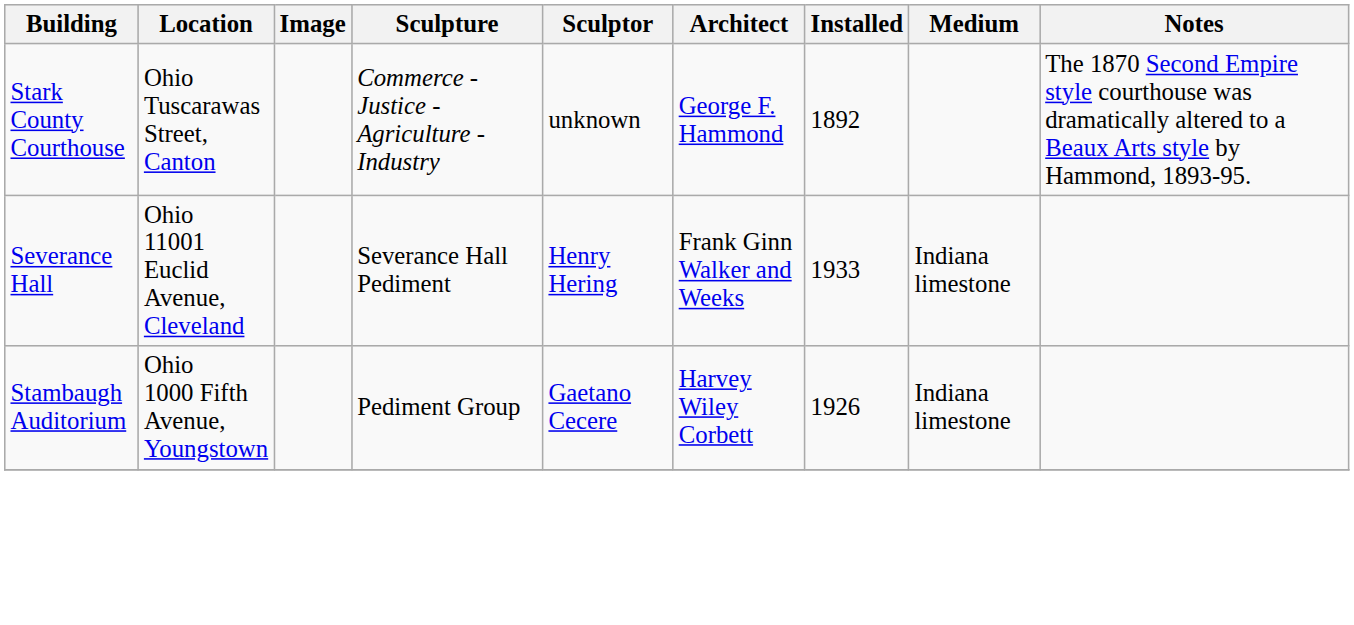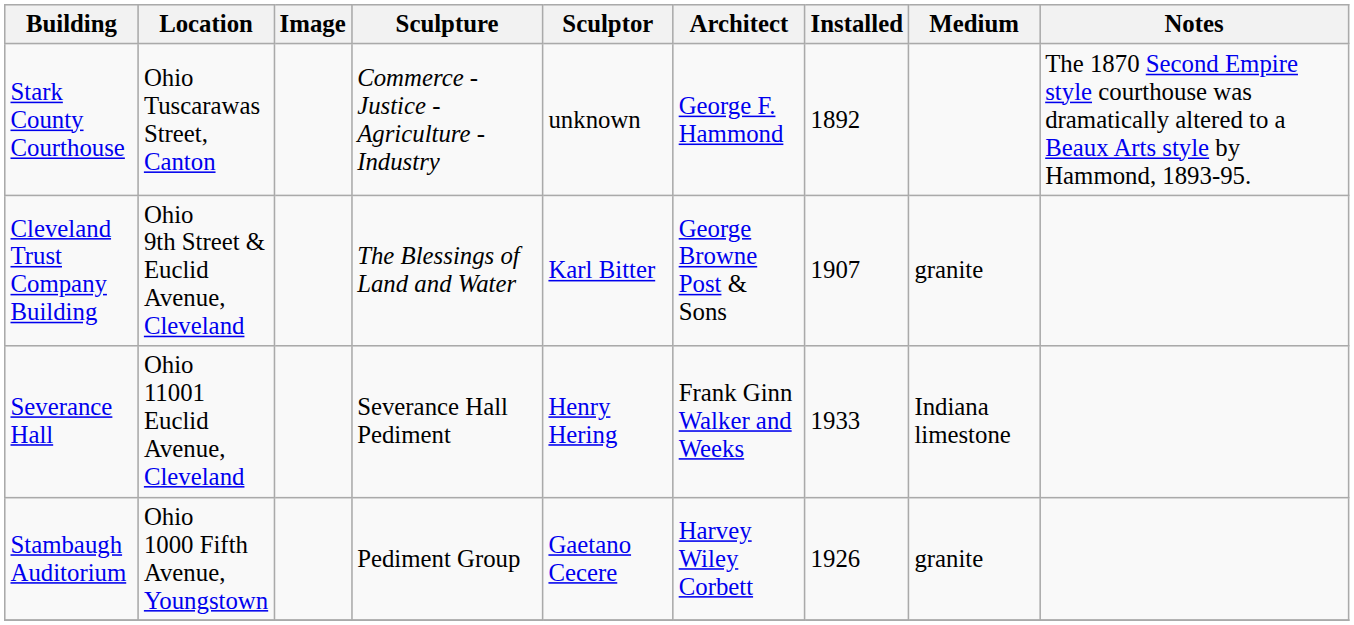+ row: (61, 270)
(963, 407) Indiana limestone -> (949, 558) granite
